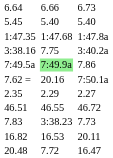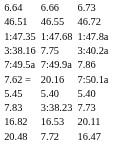rows swapped: (16, 108) <-> (13, 22)
(56, 65) lightgreen background -> (56, 65) no background
- row: (13, 93)
